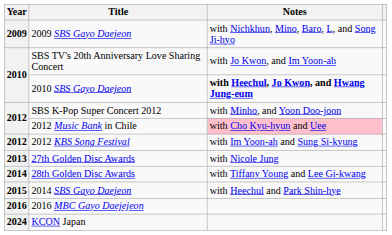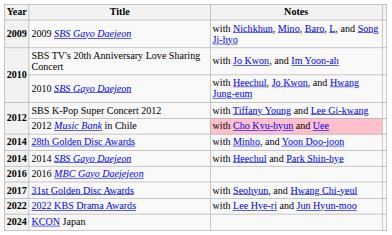(287, 88) bold -> (286, 88) normal
(276, 110) with Minho, and Yoon Doo-joon -> (291, 110) with Tiffany Young and Lee Gi-kwang
- row: (81, 142)
- row: (83, 158)
(288, 174) with Tiffany Young and Lee Gi-kwang -> (278, 142) with Minho, and Yoon Doo-joon
(17, 190) 2015 -> (17, 158) 2014
+ row: (83, 190)
+ row: (84, 206)
